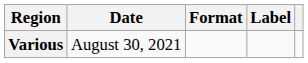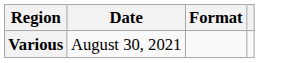- column: (271, 17)
